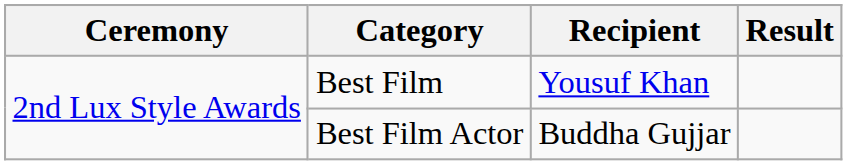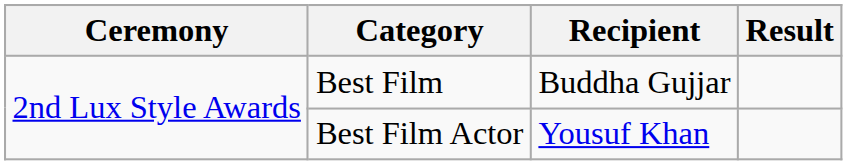(624, 81) Yousuf Khan -> (634, 81) Buddha Gujjar
(634, 133) Buddha Gujjar -> (624, 133) Yousuf Khan
